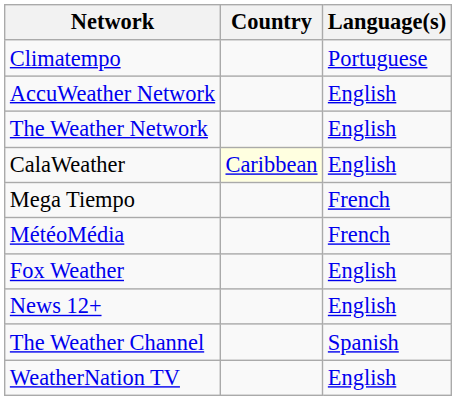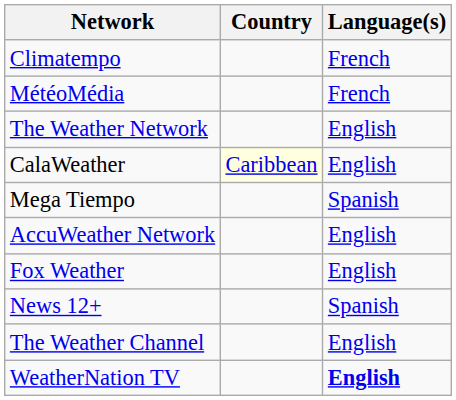(378, 57) Portuguese -> (359, 57) French
rows swapped: (67, 235) <-> (113, 93)
(359, 199) French -> (363, 199) Spanish
(362, 306) English -> (363, 306) Spanish
(363, 341) Spanish -> (362, 341) English
(362, 377) normal -> (364, 377) bold
